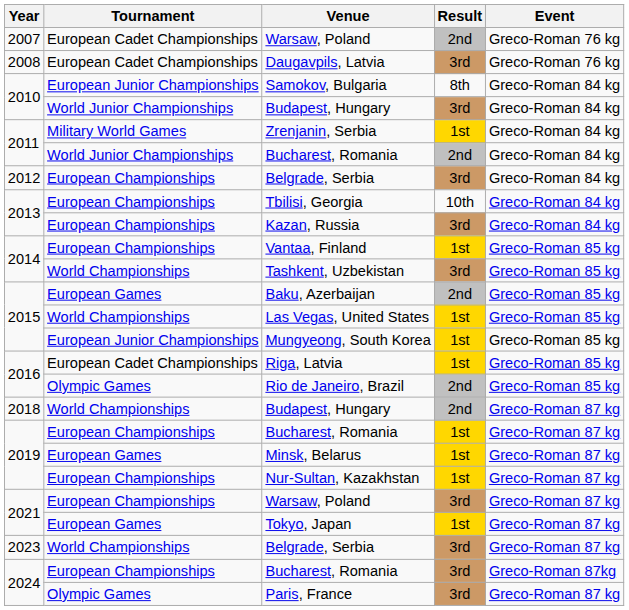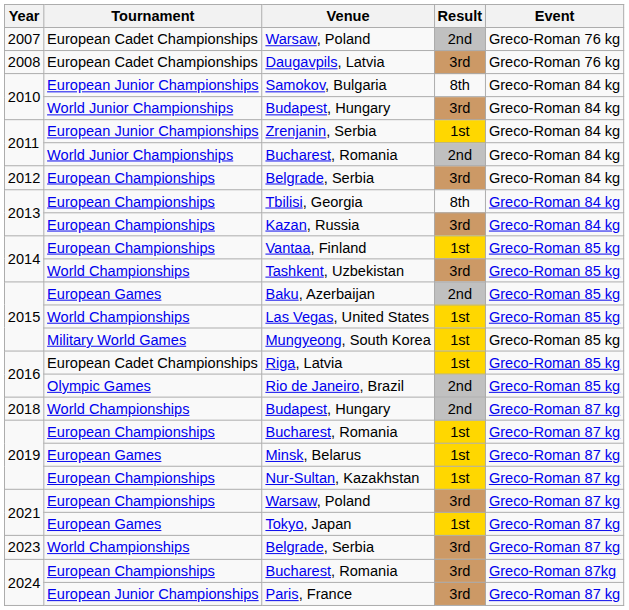(117, 132) Military World Games -> (153, 132) European Junior Championships
(460, 201) 10th -> (460, 201) 8th
(153, 340) European Junior Championships -> (117, 340) Military World Games
(99, 594) Olympic Games -> (153, 594) European Junior Championships
